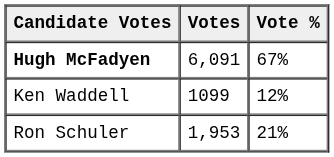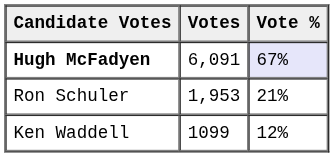(272, 60) no background -> (272, 60) lavender background
rows swapped: (71, 133) <-> (71, 96)
